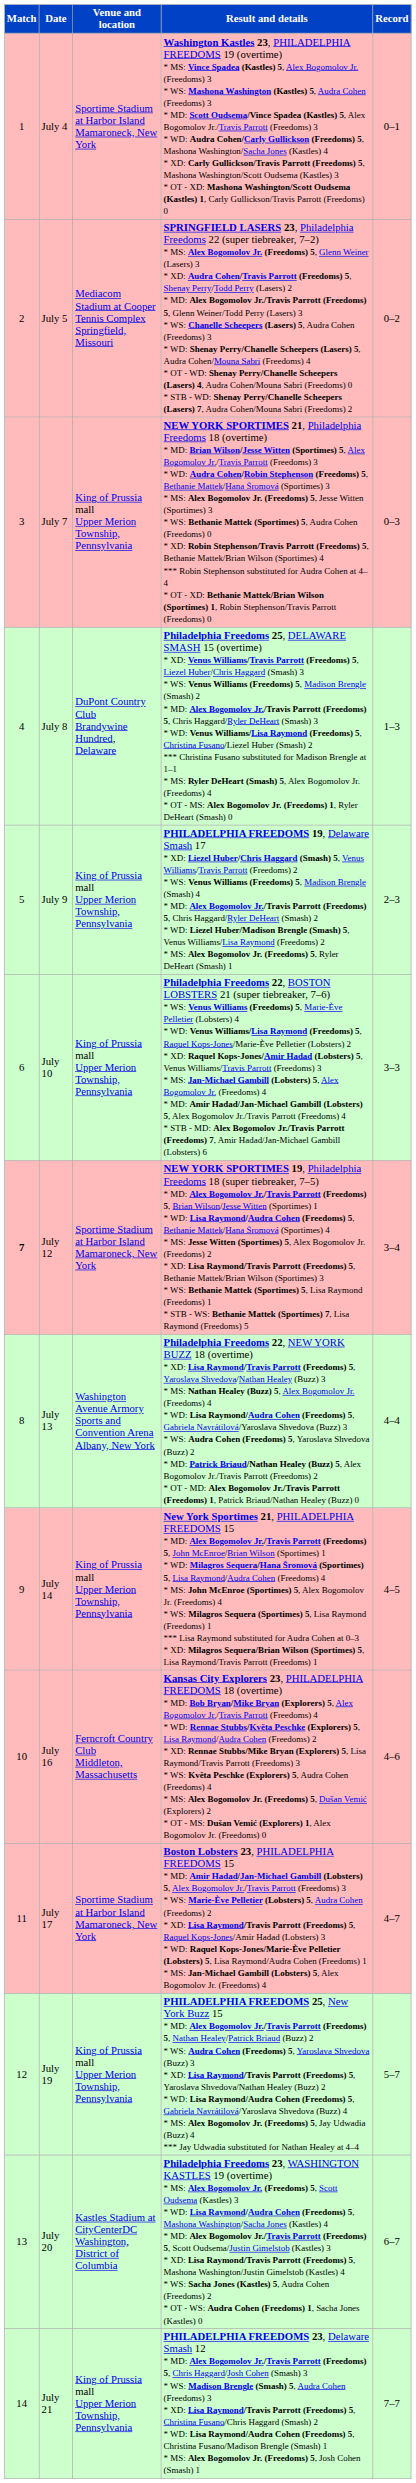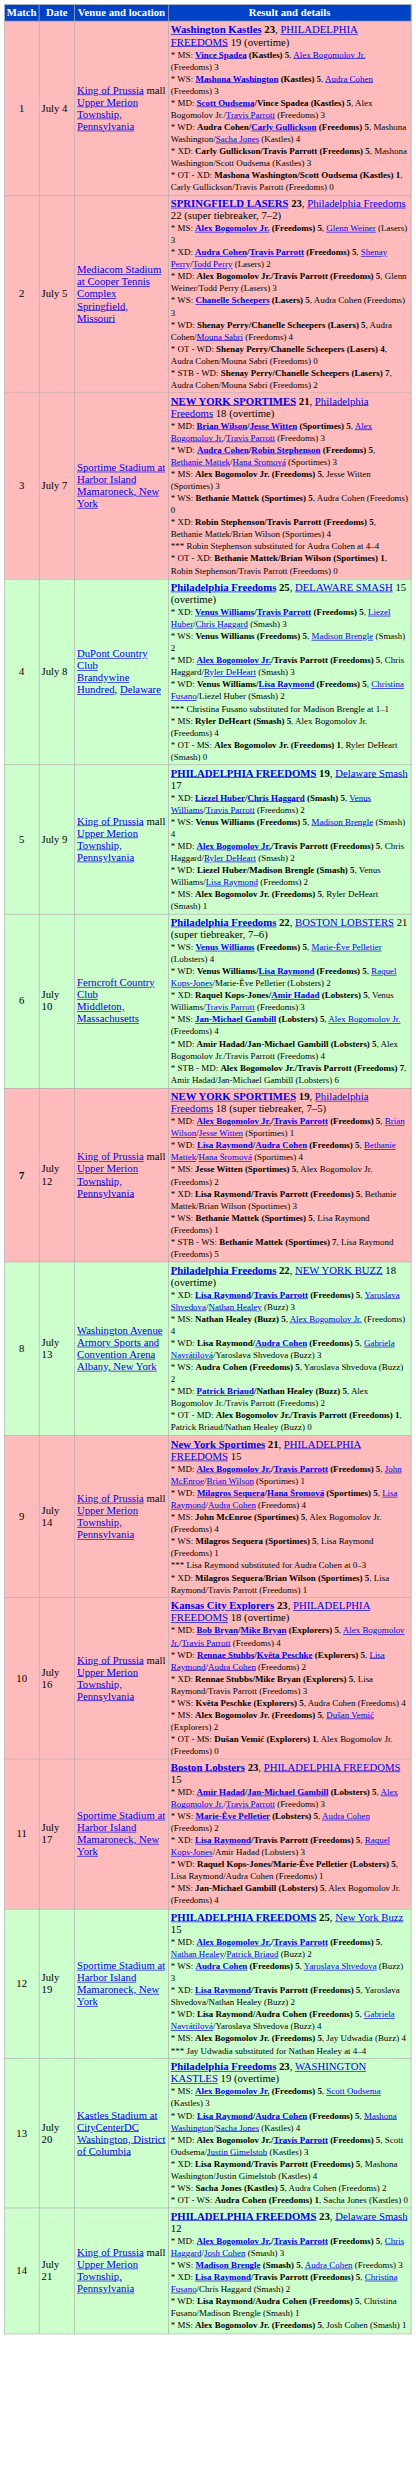- column: (392, 19)
(116, 126) Sportime Stadium at Harbor Island Mamaroneck, New York -> (121, 108) King of Prussia mall Upper Merion Township, Pennsylvania
(109, 522) King of Prussia mall Upper Merion Township, Pennsylvania -> (121, 486) Sportime Stadium at Harbor Island Mamaroneck, New York
(109, 1067) King of Prussia mall Upper Merion Township, Pennsylvania -> (116, 1001) Ferncroft Country Club Middleton, Massachusetts
(116, 1247) Sportime Stadium at Harbor Island Mamaroneck, New York -> (121, 1175) King of Prussia mall Upper Merion Township, Pennsylvania
(114, 1756) Ferncroft Country Club Middleton, Massachusetts -> (121, 1678) King of Prussia mall Upper Merion Township, Pennsylvania
(109, 2074) King of Prussia mall Upper Merion Township, Pennsylvania -> (121, 1983) Sportime Stadium at Harbor Island Mamaroneck, New York
